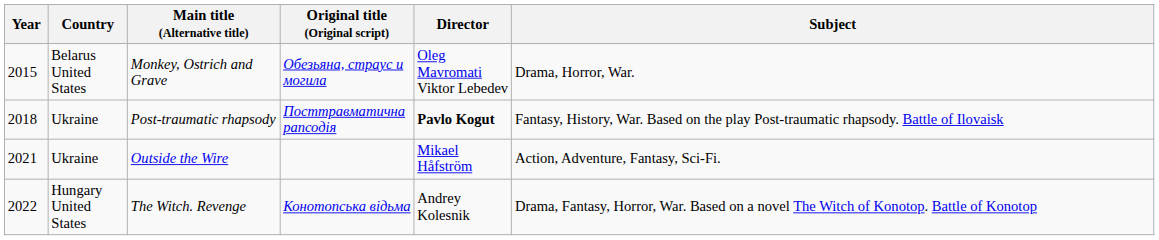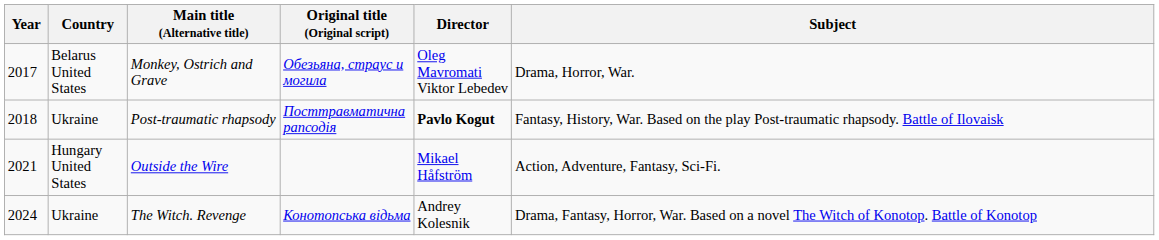(22, 71) 2015 -> (22, 71) 2017
(75, 159) Ukraine -> (77, 167) Hungary United States
(22, 206) 2022 -> (22, 214) 2024
(77, 206) Hungary United States -> (75, 214) Ukraine
